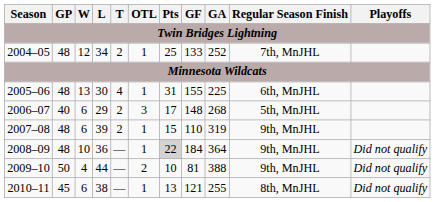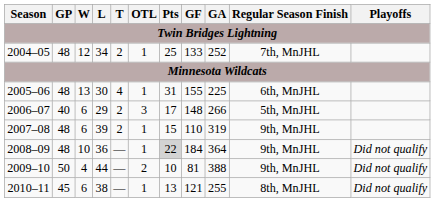(217, 110) 268 -> (217, 110) 266
